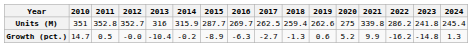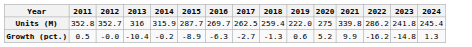- column: (80, 11)
(323, 23) 262.6 -> (300, 23) 222.0
